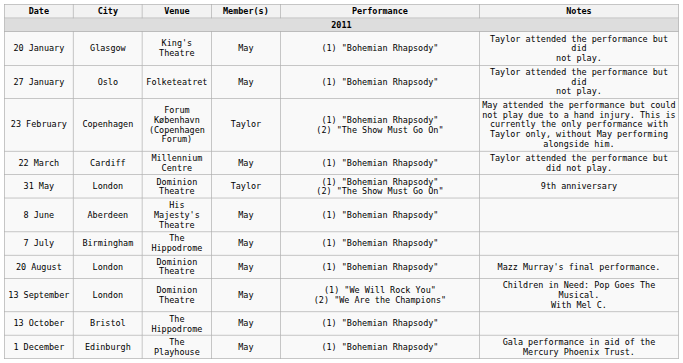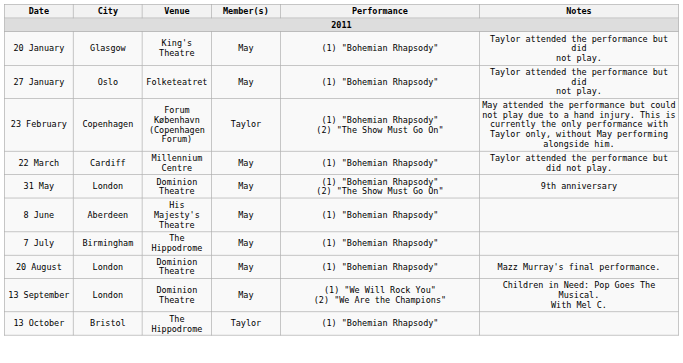(246, 186) Taylor -> (246, 186) May
(246, 324) May -> (246, 324) Taylor
- row: (39, 347)
